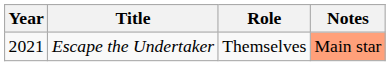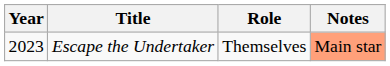(26, 46) 2021 -> (26, 46) 2023
